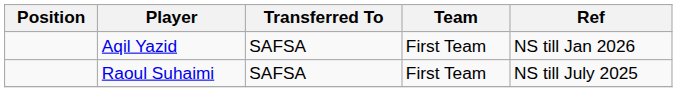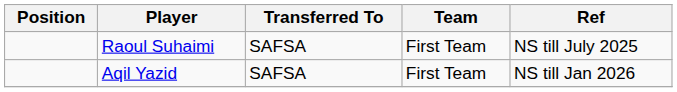rows swapped: (158, 73) <-> (139, 45)
